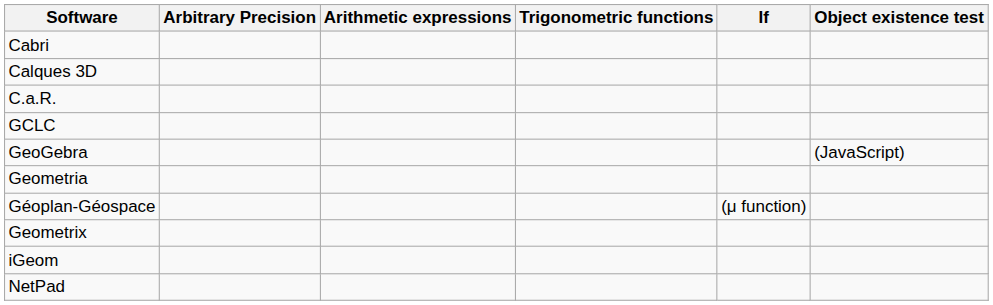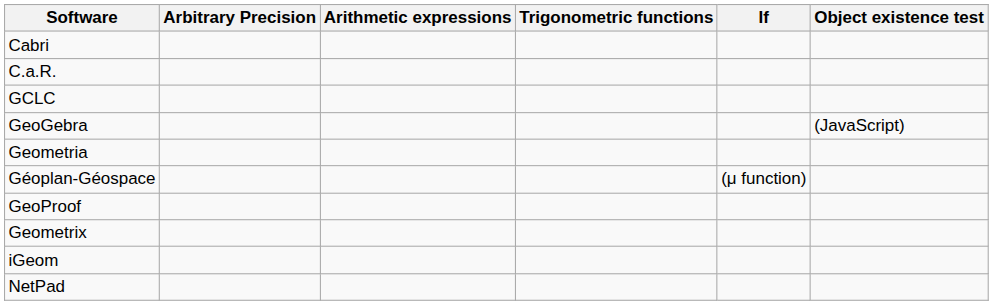- row: (53, 71)
+ row: (45, 206)
